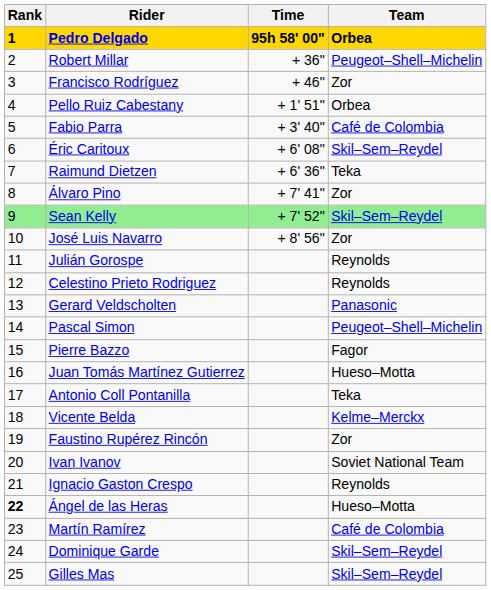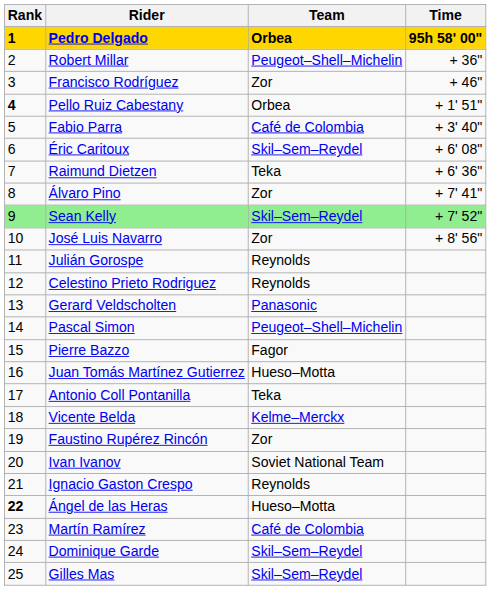columns swapped: (407, 15) <-> (288, 15)
(12, 104) normal -> (12, 104) bold
